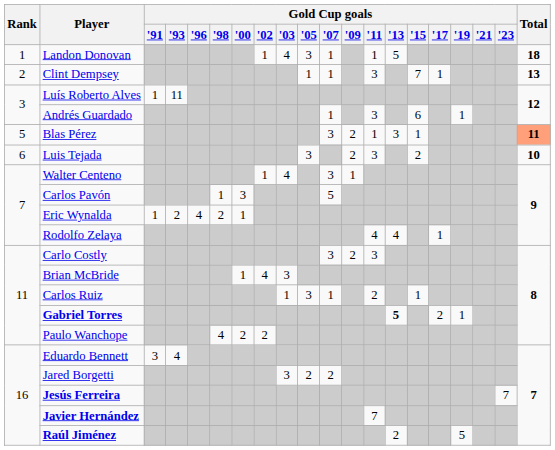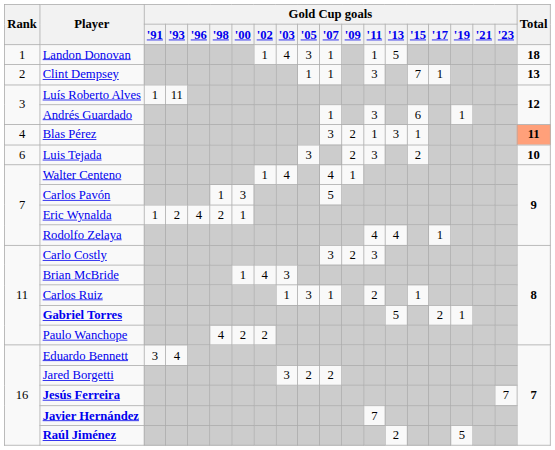(22, 134) 5 -> (22, 134) 4
(331, 174) 3 -> (331, 174) 4
(396, 315) bold -> (396, 315) normal
